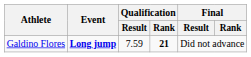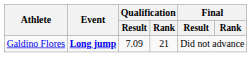(134, 44) 7.59 -> (134, 44) 7.09
(164, 44) bold -> (164, 44) normal
